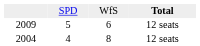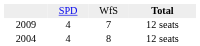(68, 25) 5 -> (68, 25) 4
(109, 25) 6 -> (109, 25) 7
